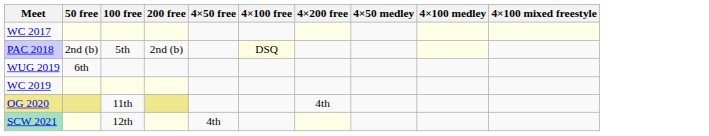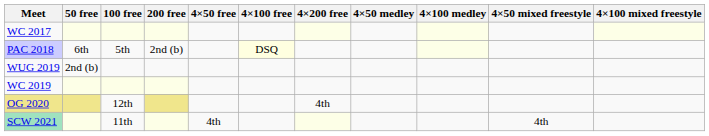+ column: (541, 13)
(81, 49) 2nd (b) -> (81, 49) 6th
(81, 67) 6th -> (81, 67) 2nd (b)
(123, 103) 11th -> (123, 103) 12th
(123, 121) 12th -> (123, 121) 11th
